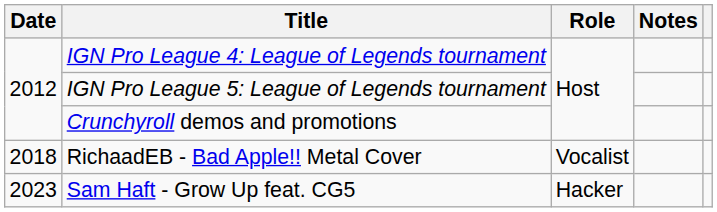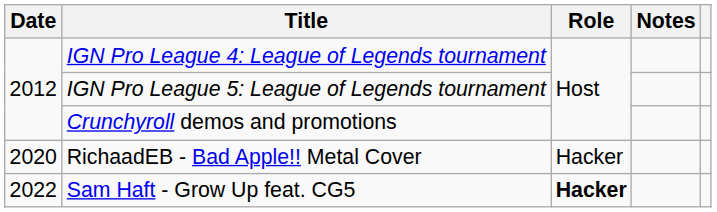(33, 156) 2018 -> (33, 156) 2020
(592, 156) Vocalist -> (589, 156) Hacker
(33, 190) 2023 -> (33, 190) 2022
(589, 190) normal -> (591, 190) bold
